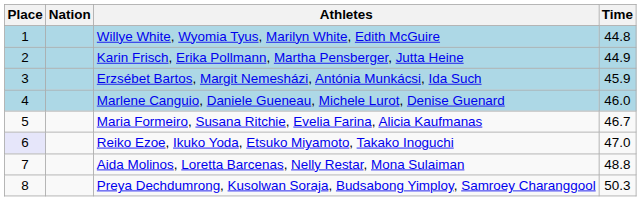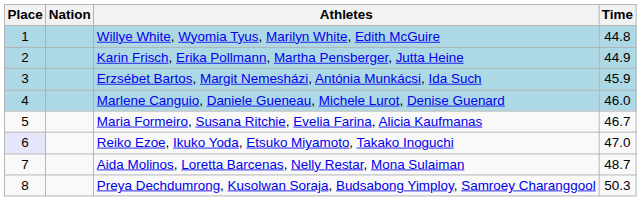(617, 164) 48.8 -> (617, 164) 48.7
